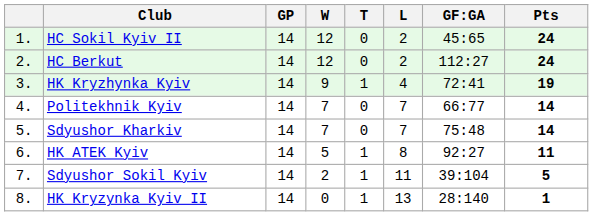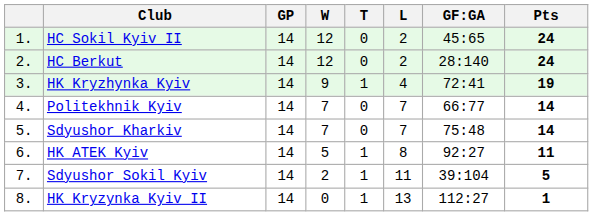(464, 62) 112:27 -> (464, 62) 28:140
(464, 199) 28:140 -> (464, 199) 112:27
